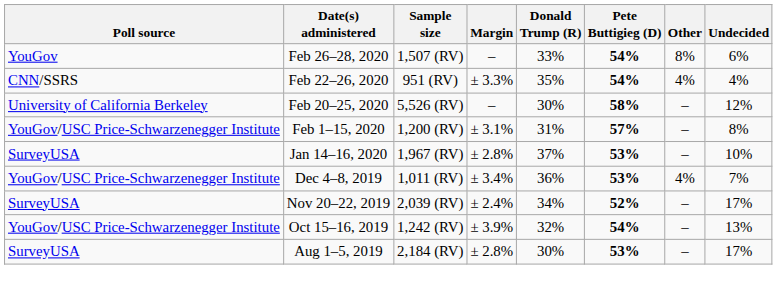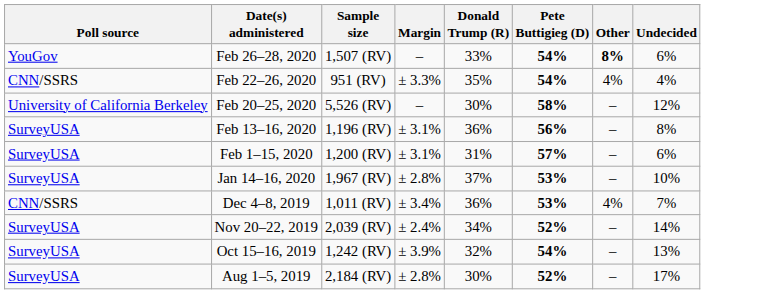(685, 56) normal -> (613, 56) bold
+ row: (266, 129)
(144, 129) YouGov/USC Price-Schwarzenegger Institute -> (44, 154) SurveyUSA
(739, 129) 8% -> (666, 154) 6%
(144, 178) YouGov/USC Price-Schwarzenegger Institute -> (43, 203) CNN/SSRS
(739, 203) 17% -> (666, 227) 14%
(144, 227) YouGov/USC Price-Schwarzenegger Institute -> (44, 252) SurveyUSA
(625, 252) 53% -> (552, 276) 52%
